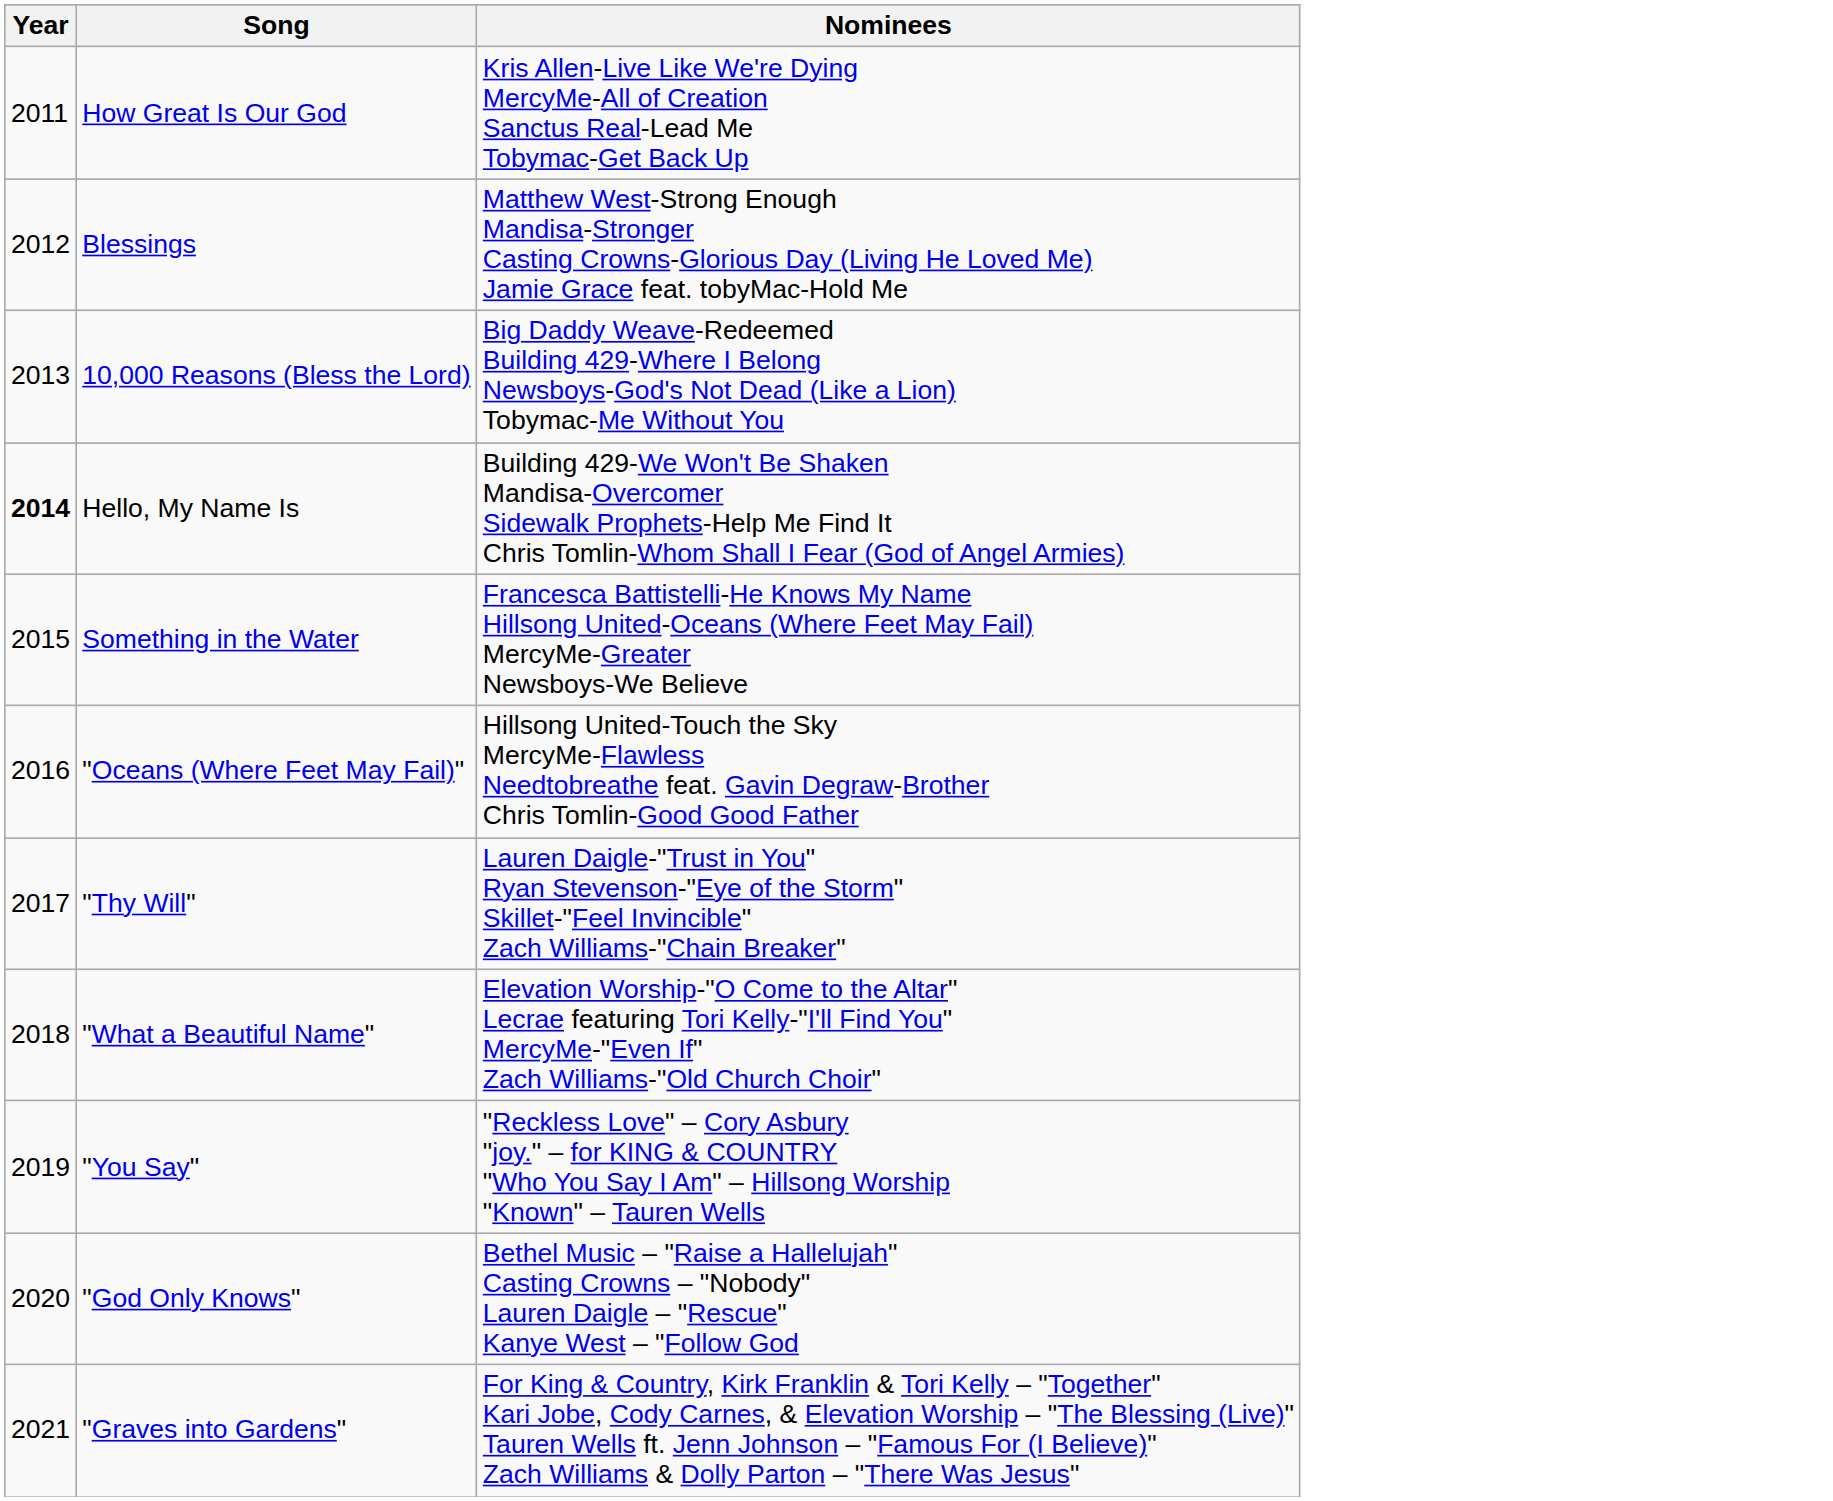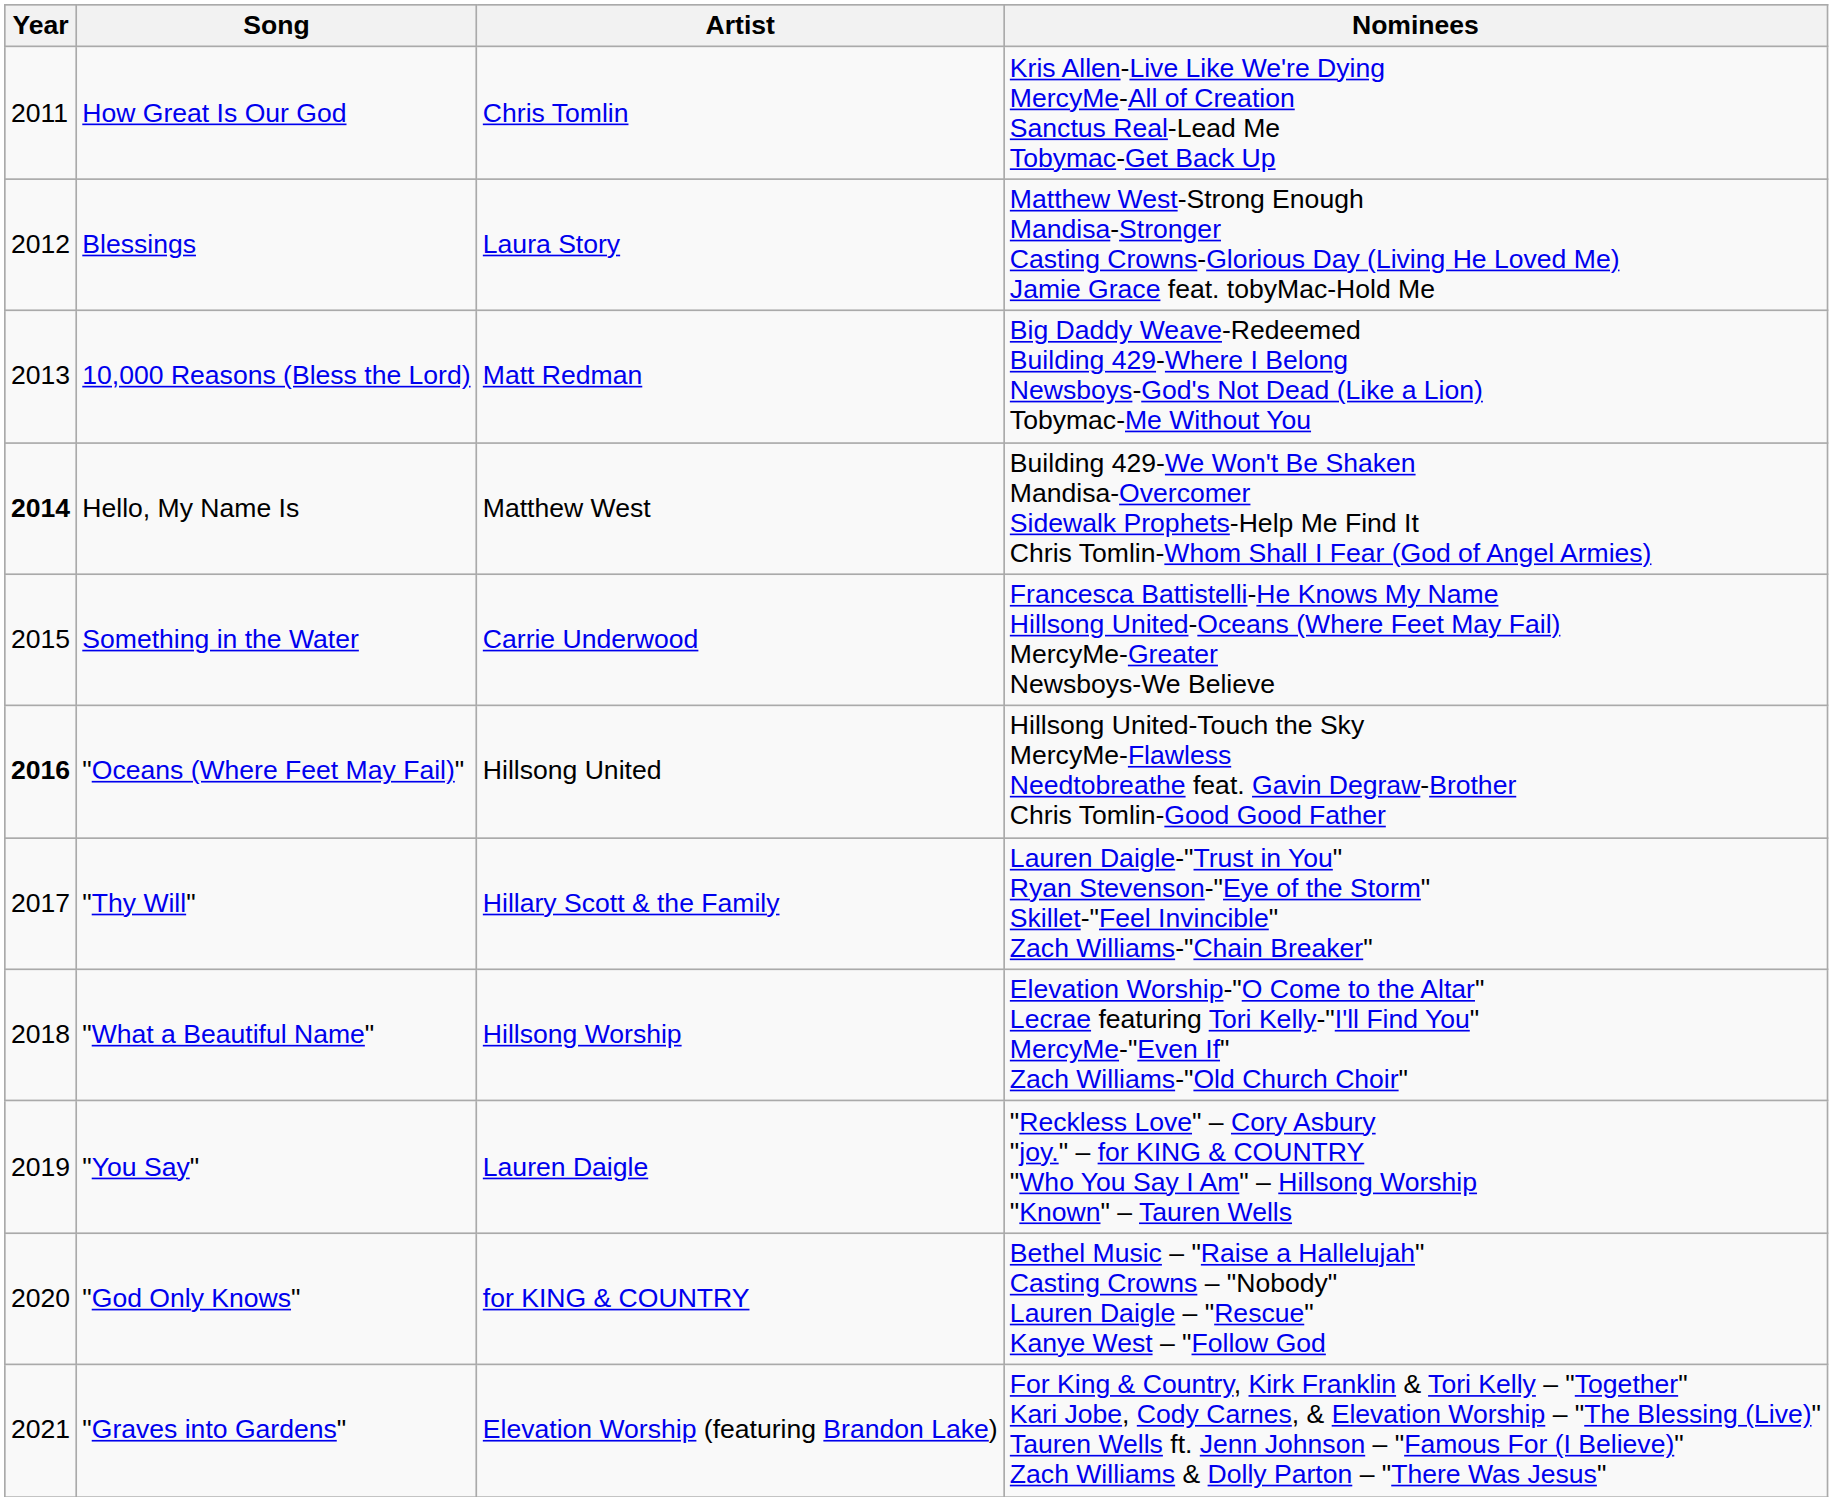+ column: (740, 25)
(40, 771) normal -> (40, 771) bold
